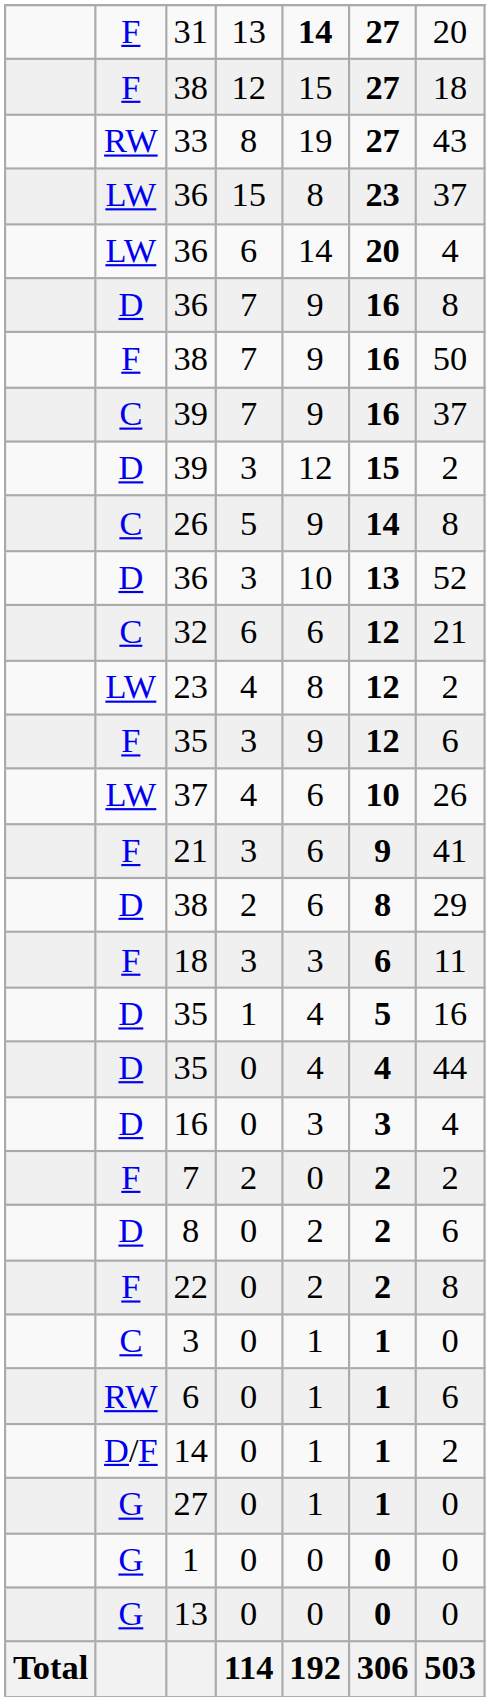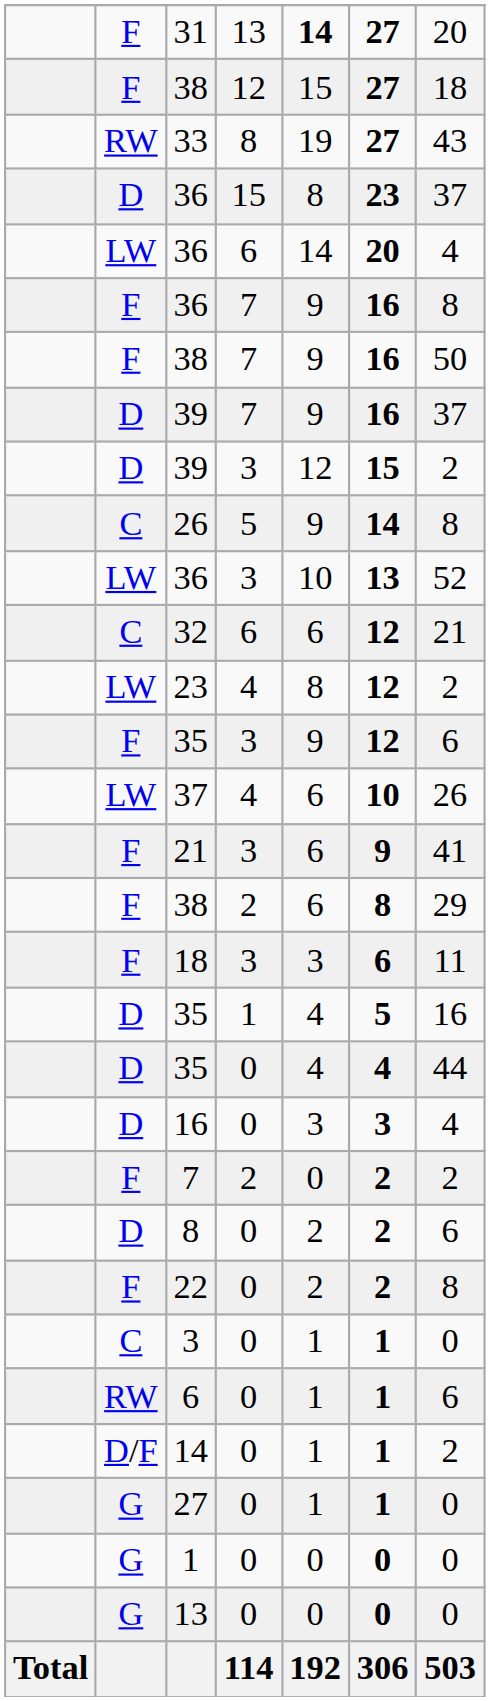(131, 195) LW -> (131, 195) D
(131, 304) D -> (131, 304) F
(131, 413) C -> (131, 413) D
(131, 577) D -> (131, 577) LW
(131, 904) D -> (131, 904) F
